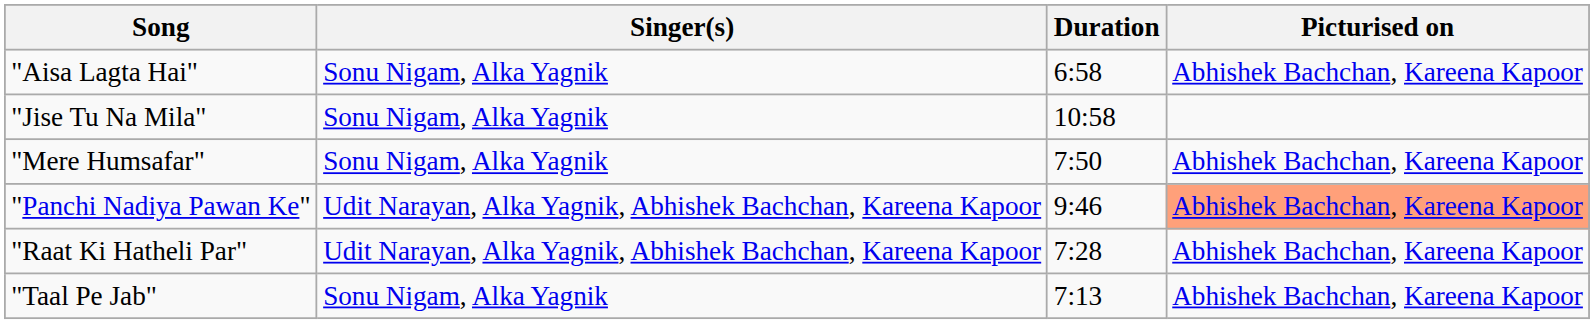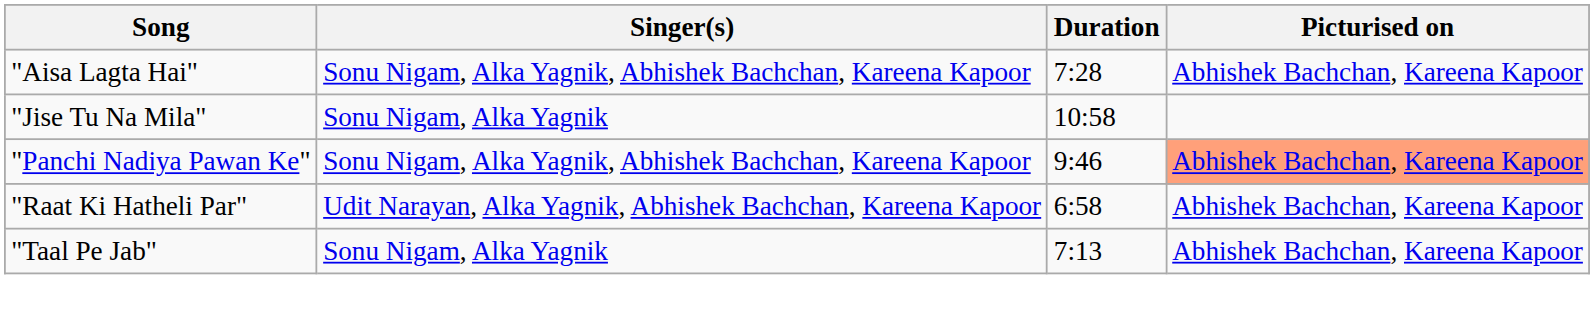(466, 71) Sonu Nigam, Alka Yagnik -> (677, 71) Sonu Nigam, Alka Yagnik, Abhishek Bachchan, Kareena Kapoor
(1078, 71) 6:58 -> (1078, 71) 7:28
- row: (108, 161)
(682, 206) Udit Narayan, Alka Yagnik, Abhishek Bachchan, Kareena Kapoor -> (677, 161) Sonu Nigam, Alka Yagnik, Abhishek Bachchan, Kareena Kapoor
(1078, 251) 7:28 -> (1078, 206) 6:58
